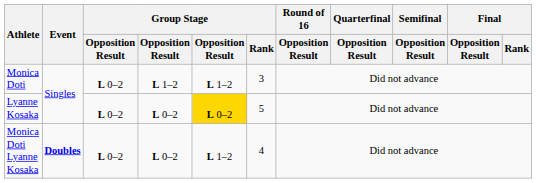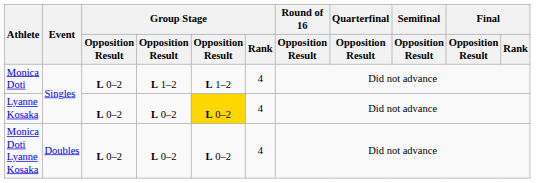(262, 79) 3 -> (260, 79) 4
(262, 109) 5 -> (260, 109) 4
(63, 151) bold -> (62, 151) normal
(219, 157) L 1–2 -> (218, 157) L 0–2
